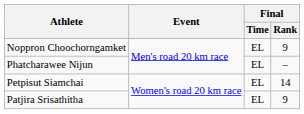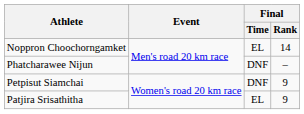(285, 47) 9 -> (285, 47) 14
(258, 65) EL -> (258, 65) DNF
(258, 83) EL -> (258, 83) DNF
(285, 83) 14 -> (285, 83) 9
